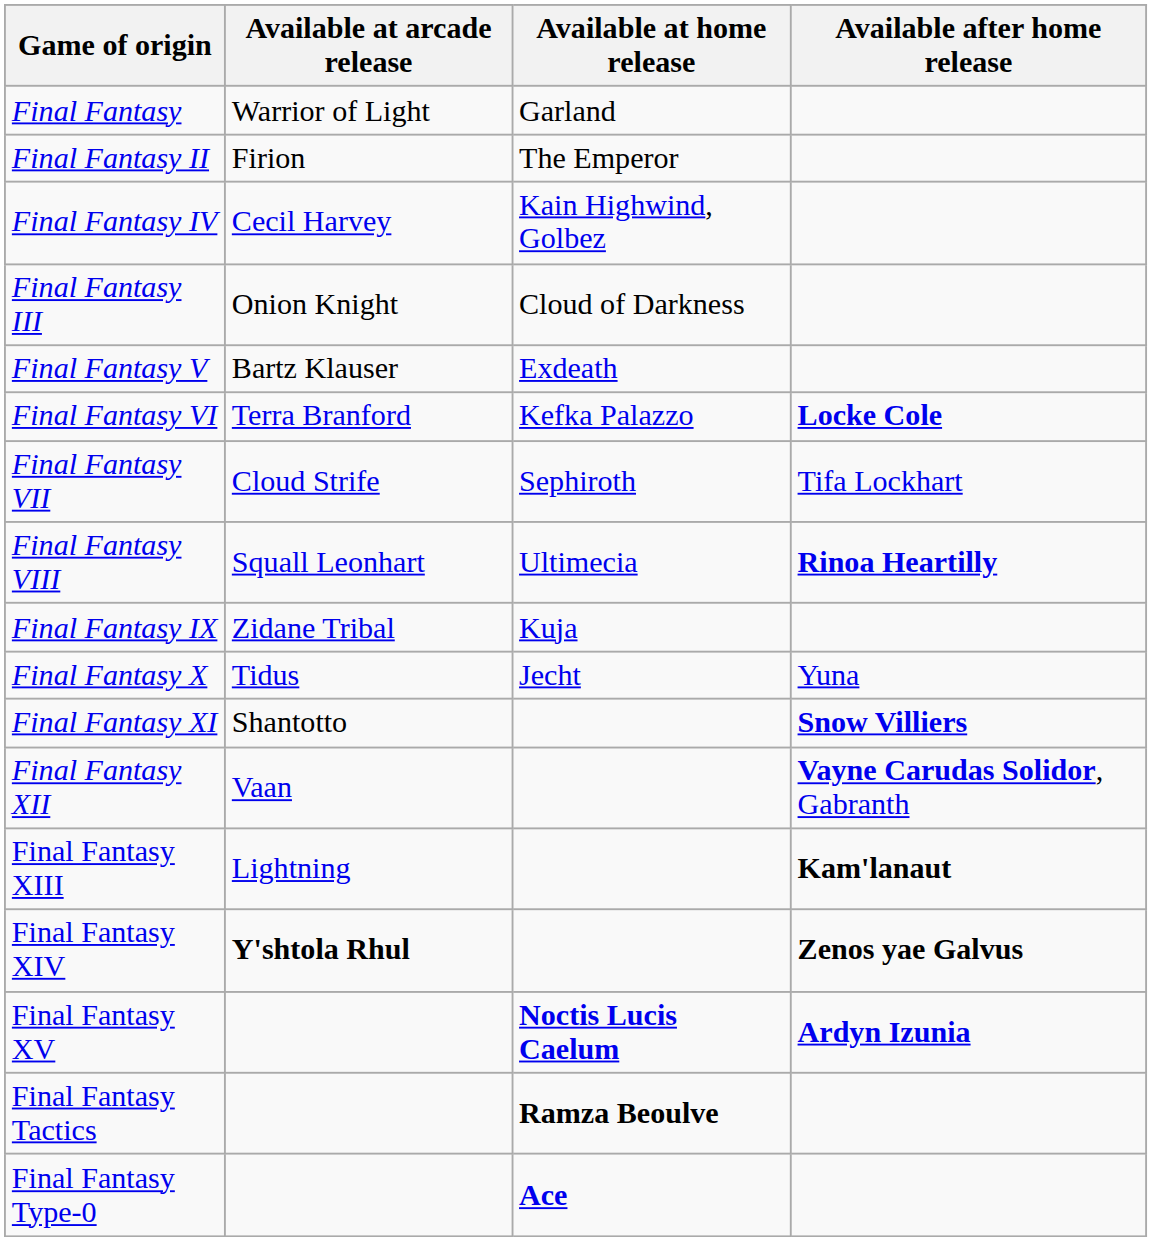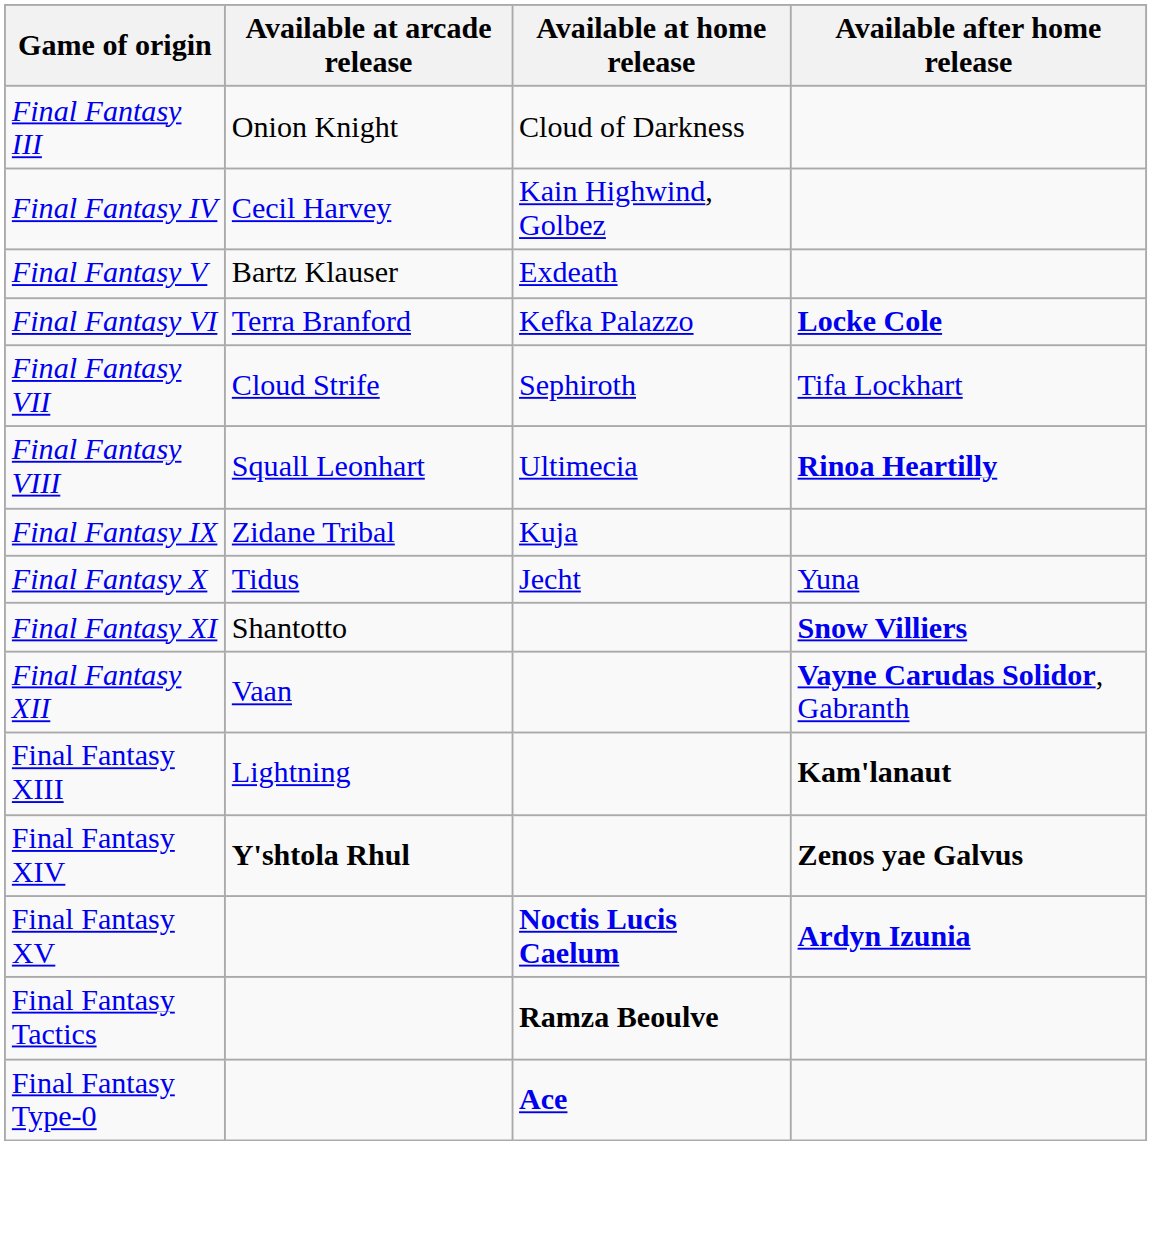- row: (97, 109)
- row: (110, 157)
rows swapped: (97, 303) <-> (115, 222)
